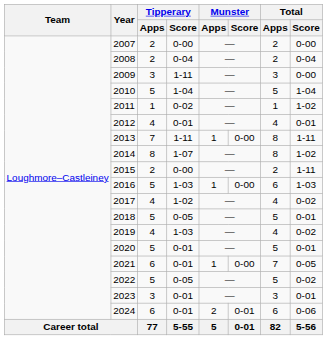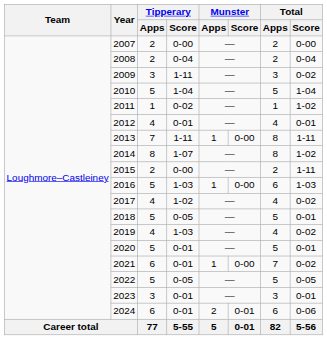(306, 75) 0-00 -> (306, 75) 0-02
(306, 264) 0-05 -> (306, 264) 0-02
(306, 279) 0-02 -> (306, 279) 0-05
